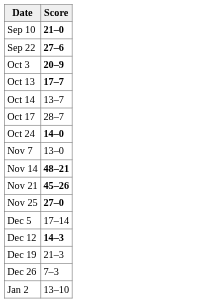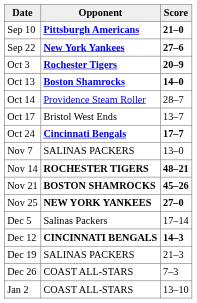+ column: (100, 13)
(54, 82) 17–7 -> (173, 82) 14–0
(54, 99) 13–7 -> (173, 99) 28–7
(54, 116) 28–7 -> (173, 116) 13–7
(54, 134) 14–0 -> (173, 134) 17–7
